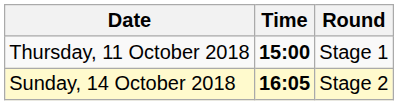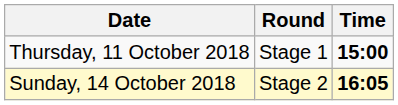columns swapped: (285, 20) <-> (354, 20)
